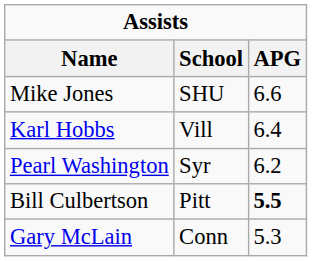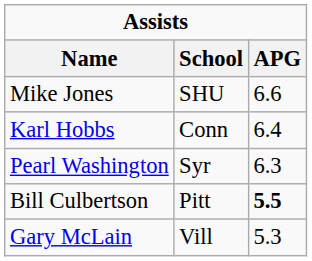(196, 129) Vill -> (204, 129) Conn
(268, 165) 6.2 -> (268, 165) 6.3
(204, 237) Conn -> (196, 237) Vill
